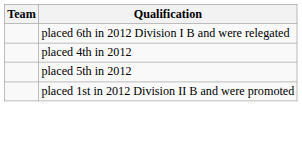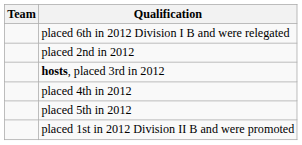+ row: (88, 52)
+ row: (103, 71)
